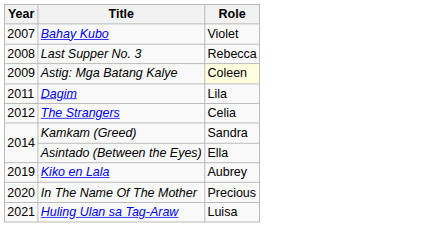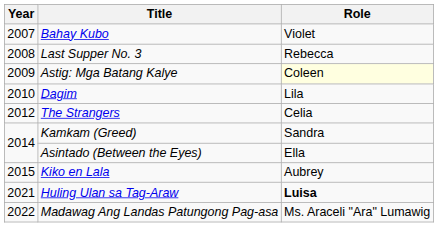(21, 93) 2011 -> (21, 93) 2010
(21, 172) 2019 -> (21, 172) 2015
- row: (119, 192)
(222, 212) normal -> (300, 192) bold
+ row: (160, 212)
